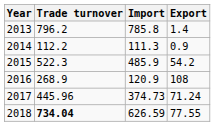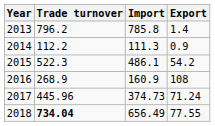(143, 63) 485.9 -> (143, 63) 486.1
(143, 80) 120.9 -> (143, 80) 160.9
(146, 113) 626.59 -> (146, 113) 656.49
